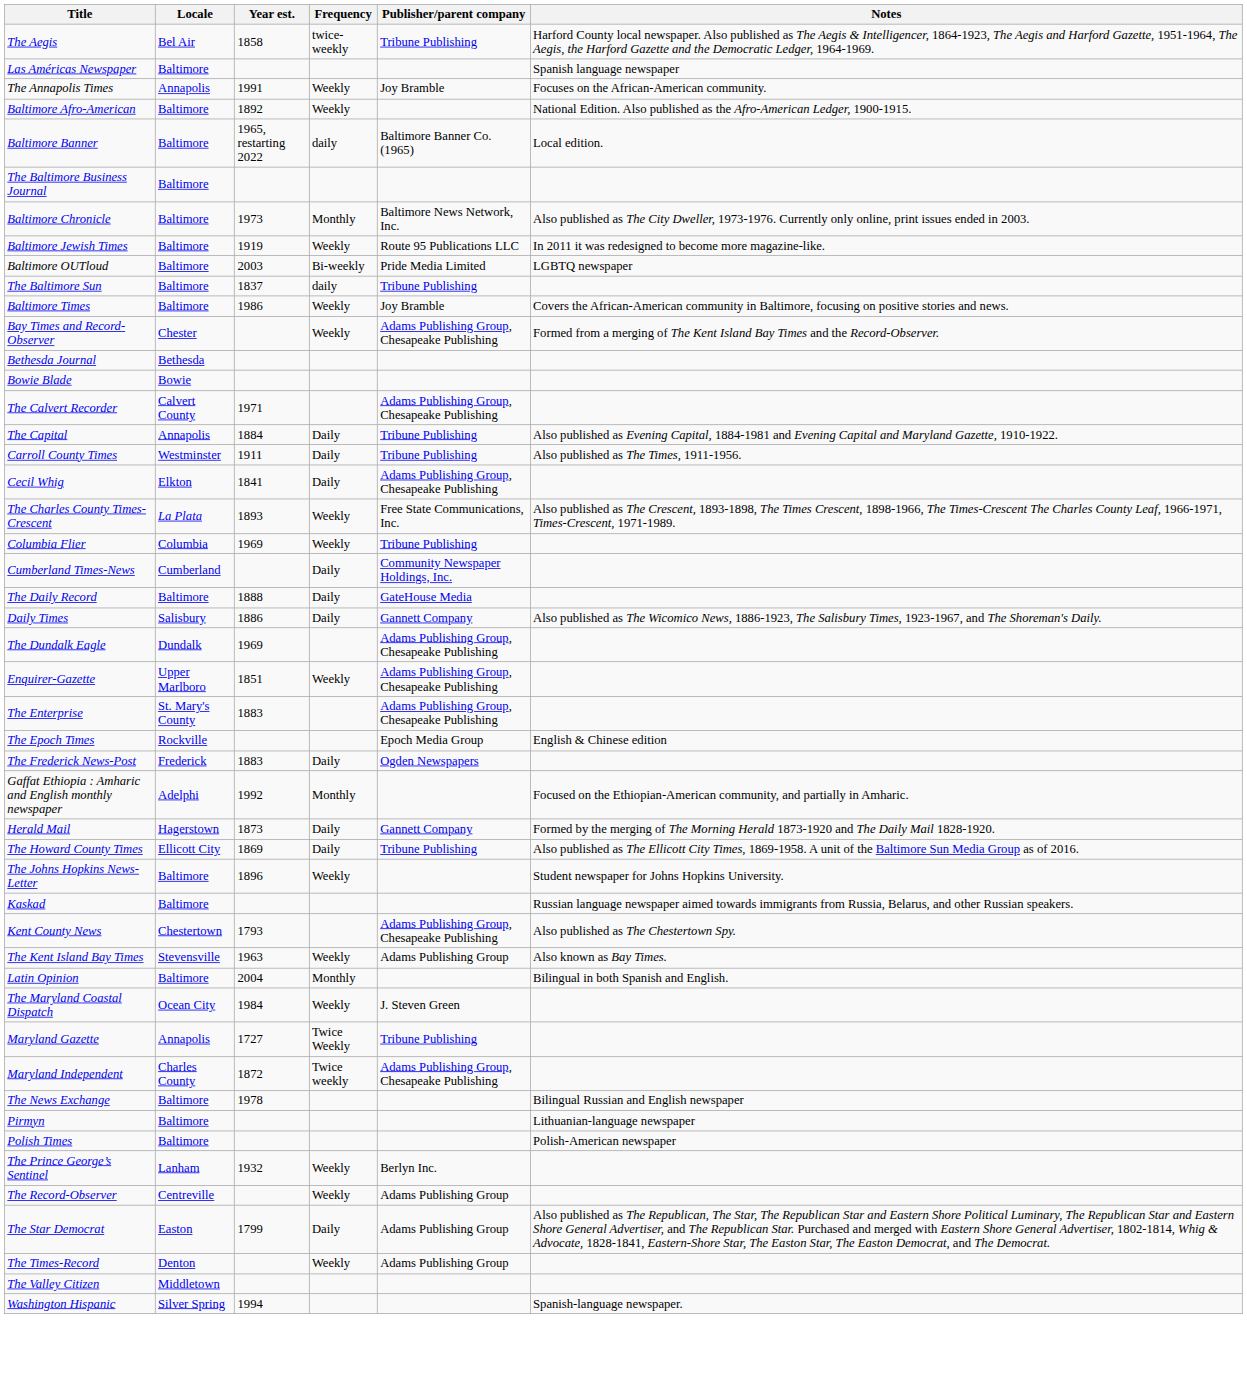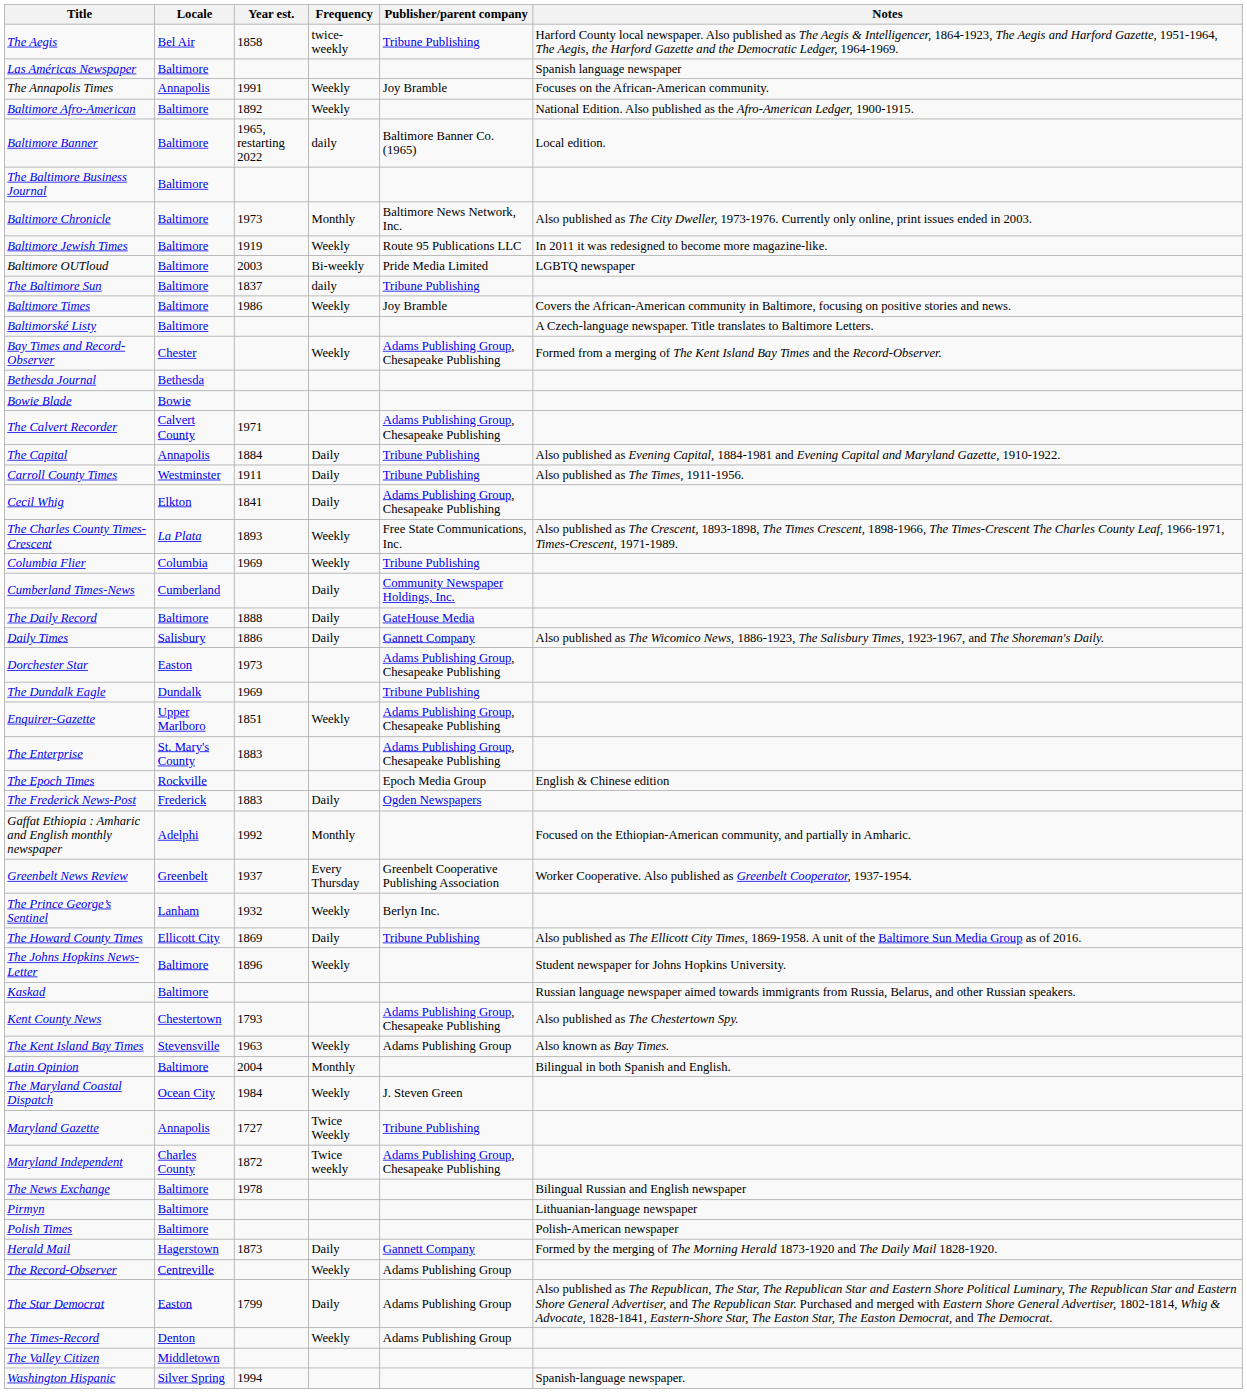+ row: (52, 326)
+ row: (48, 664)
(446, 644) Adams Publishing Group, Chesapeake Publishing -> (431, 692) Tribune Publishing
+ row: (67, 876)
rows swapped: (39, 829) <-> (59, 1168)
